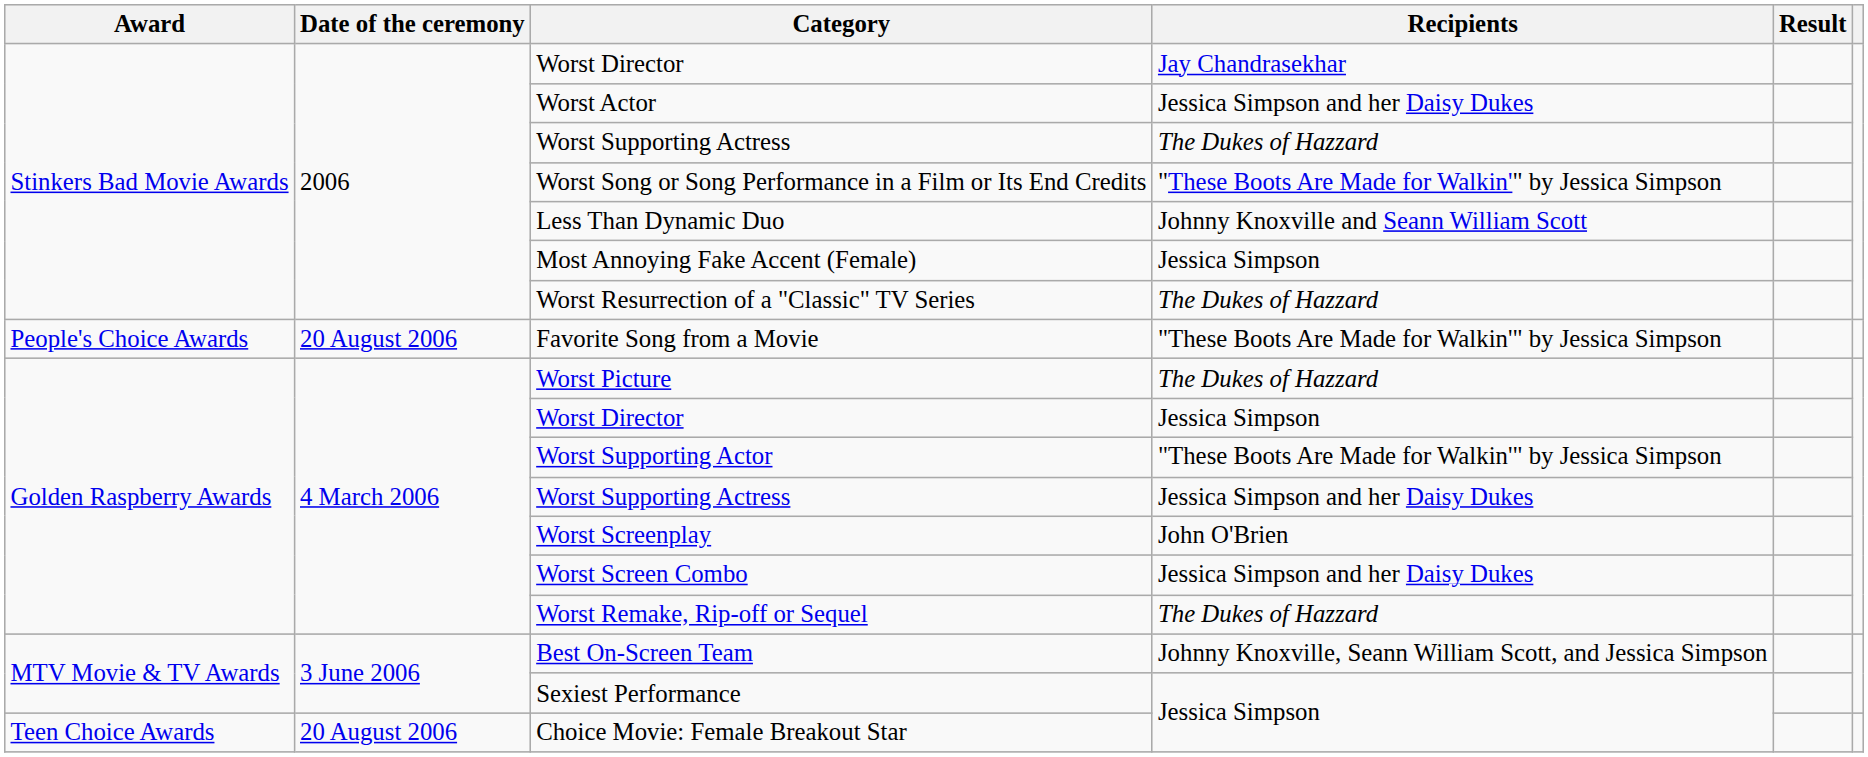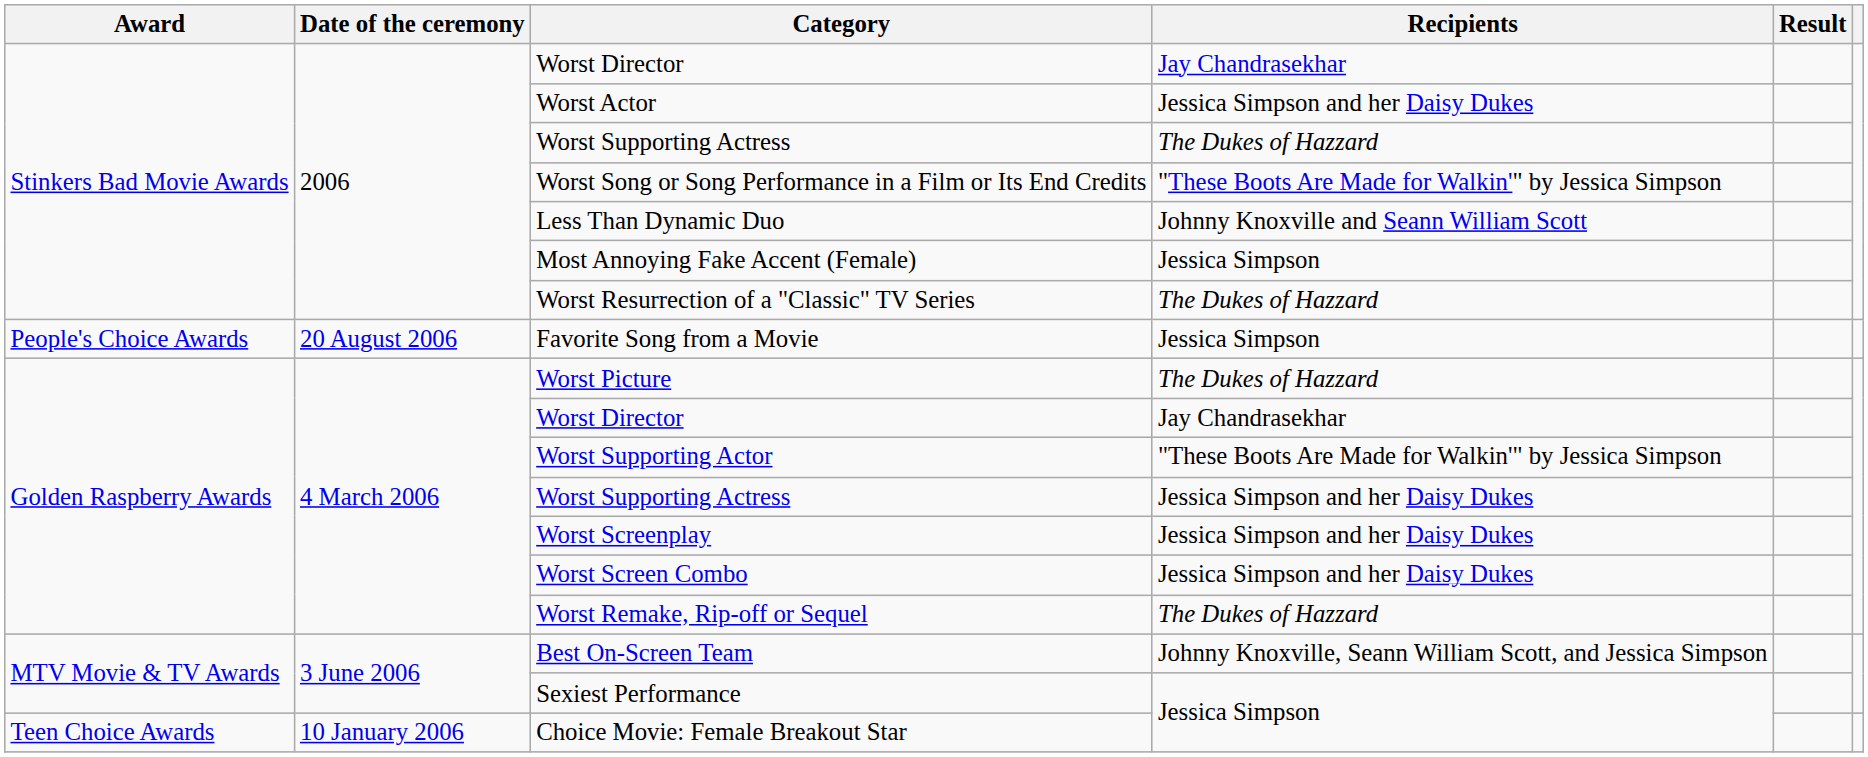(1440, 338) "These Boots Are Made for Walkin'" by Jessica Simpson -> (1239, 338) Jessica Simpson
(1239, 417) Jessica Simpson -> (1252, 417) Jay Chandrasekhar
(1223, 535) John O'Brien -> (1346, 535) Jessica Simpson and her Daisy Dukes
(379, 732) 20 August 2006 -> (382, 732) 10 January 2006
